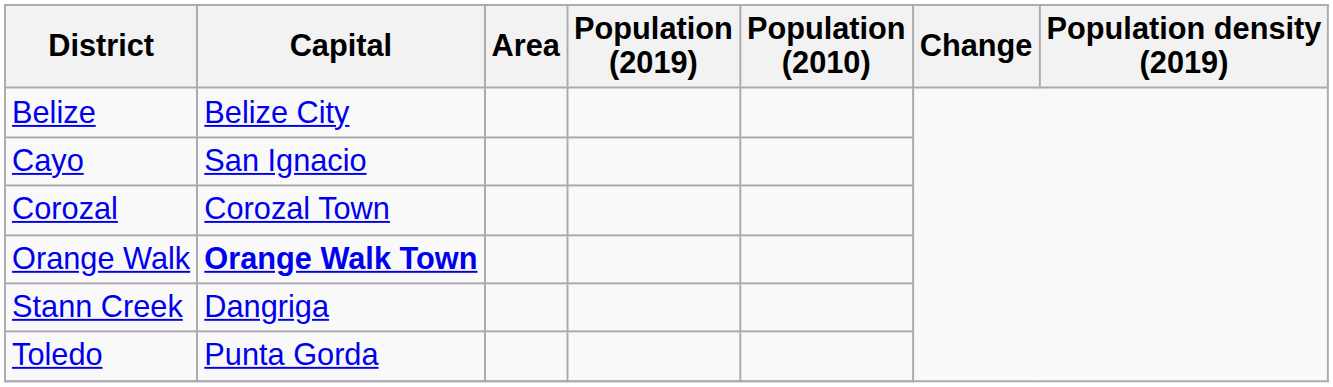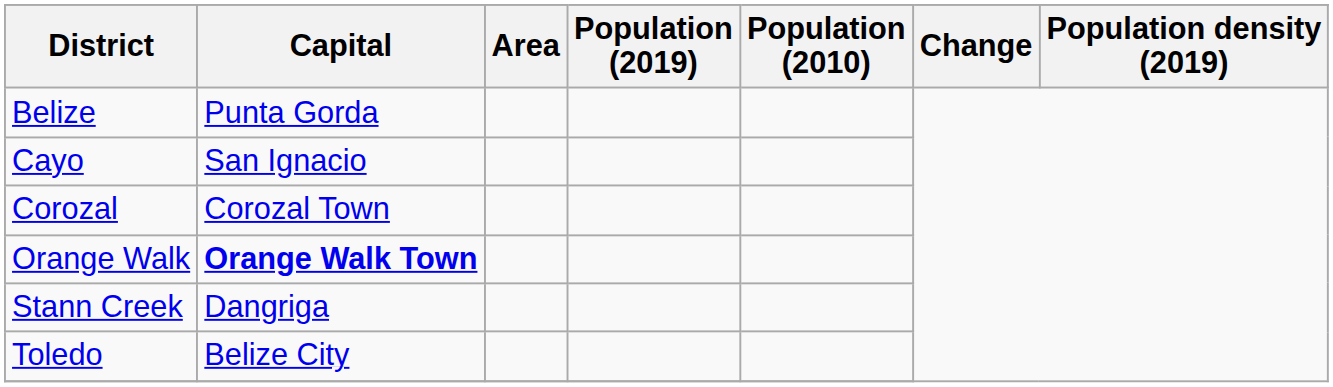(277, 112) Belize City -> (291, 112) Punta Gorda
(291, 355) Punta Gorda -> (277, 355) Belize City
